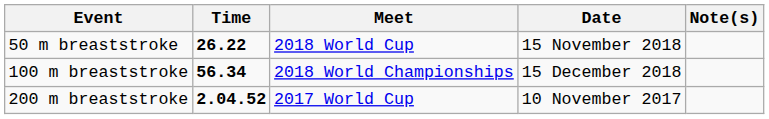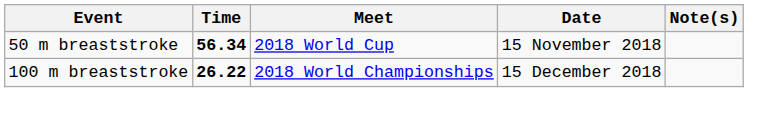(221, 45) 26.22 -> (221, 45) 56.34
(221, 72) 56.34 -> (221, 72) 26.22
- row: (98, 100)
